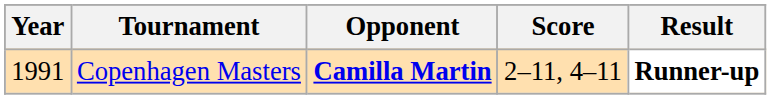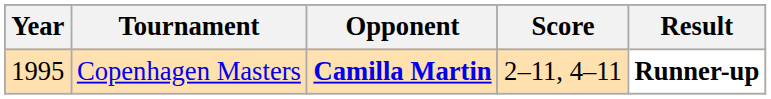(38, 70) 1991 -> (38, 70) 1995
